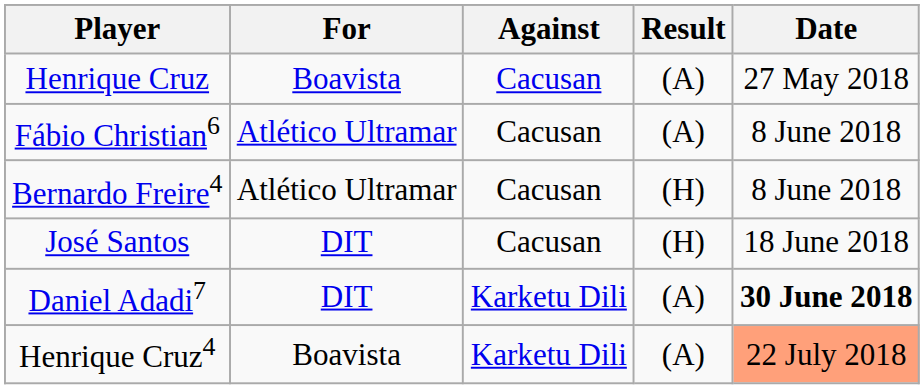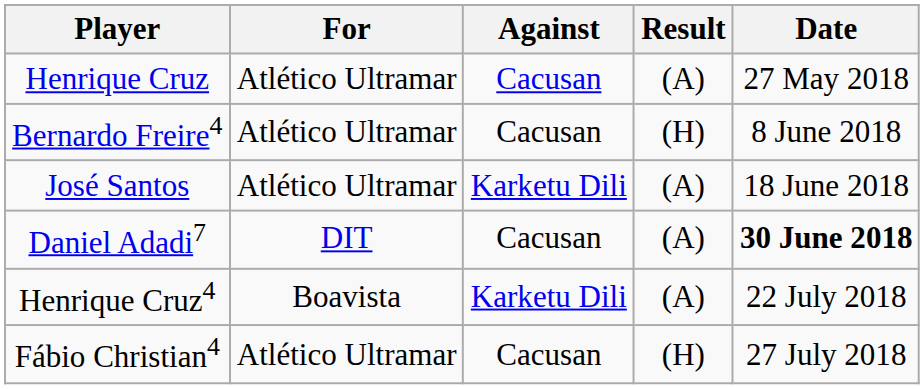(347, 78) Boavista -> (347, 78) Atlético Ultramar
- row: (117, 131)
(347, 242) DIT -> (347, 185) Atlético Ultramar
(549, 242) Cacusan -> (549, 185) Karketu Dili
(683, 242) (H) -> (683, 185) (A)
(549, 296) Karketu Dili -> (549, 238) Cacusan
(826, 353) lightsalmon background -> (826, 296) no background
+ row: (117, 353)
